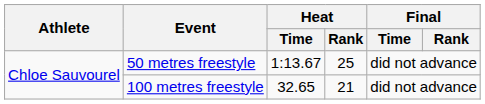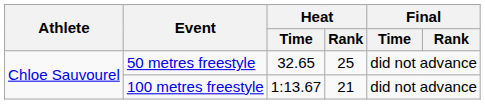(296, 63) 1:13.67 -> (296, 63) 32.65
(296, 87) 32.65 -> (296, 87) 1:13.67
